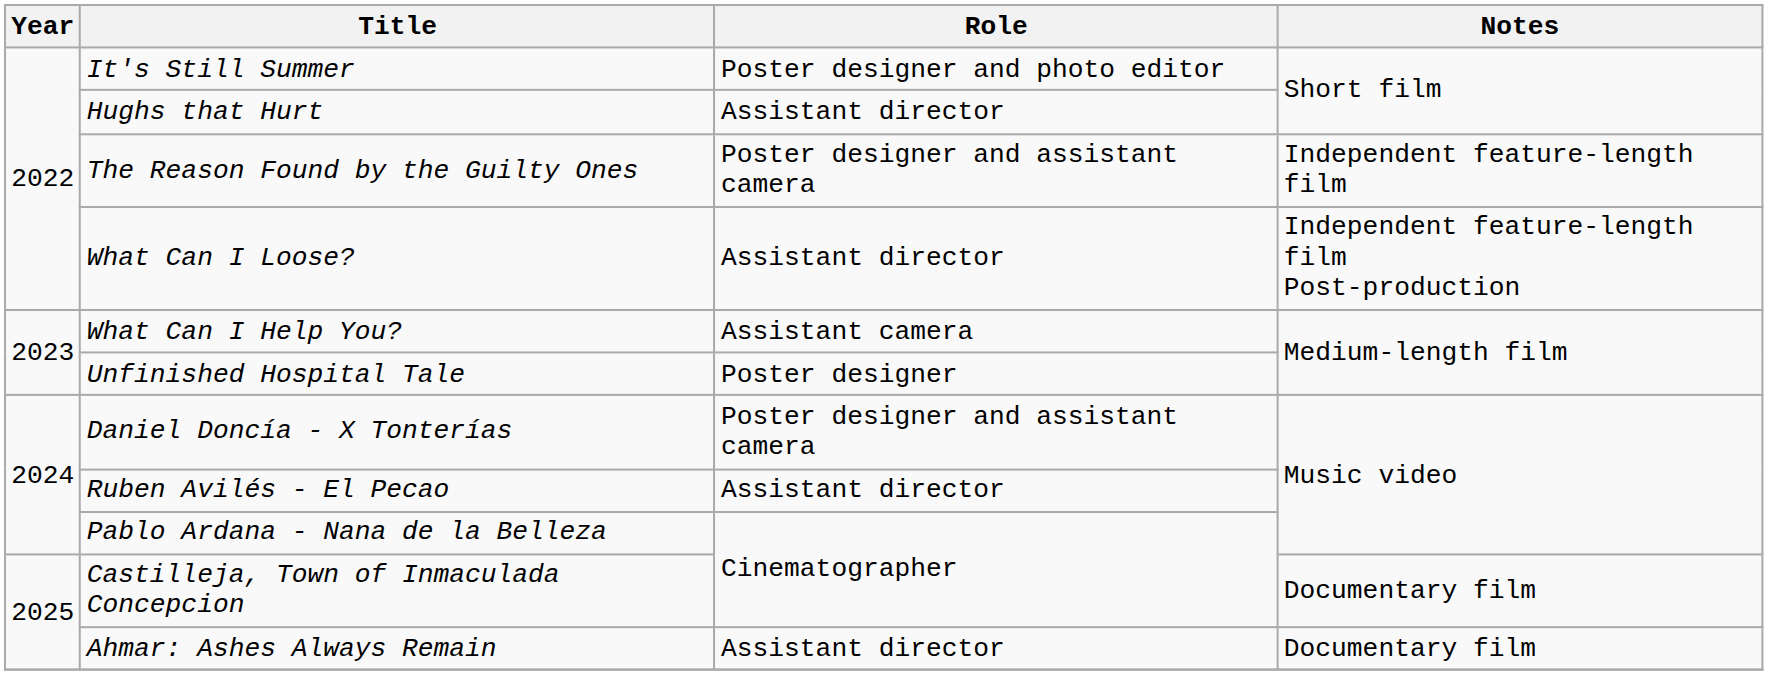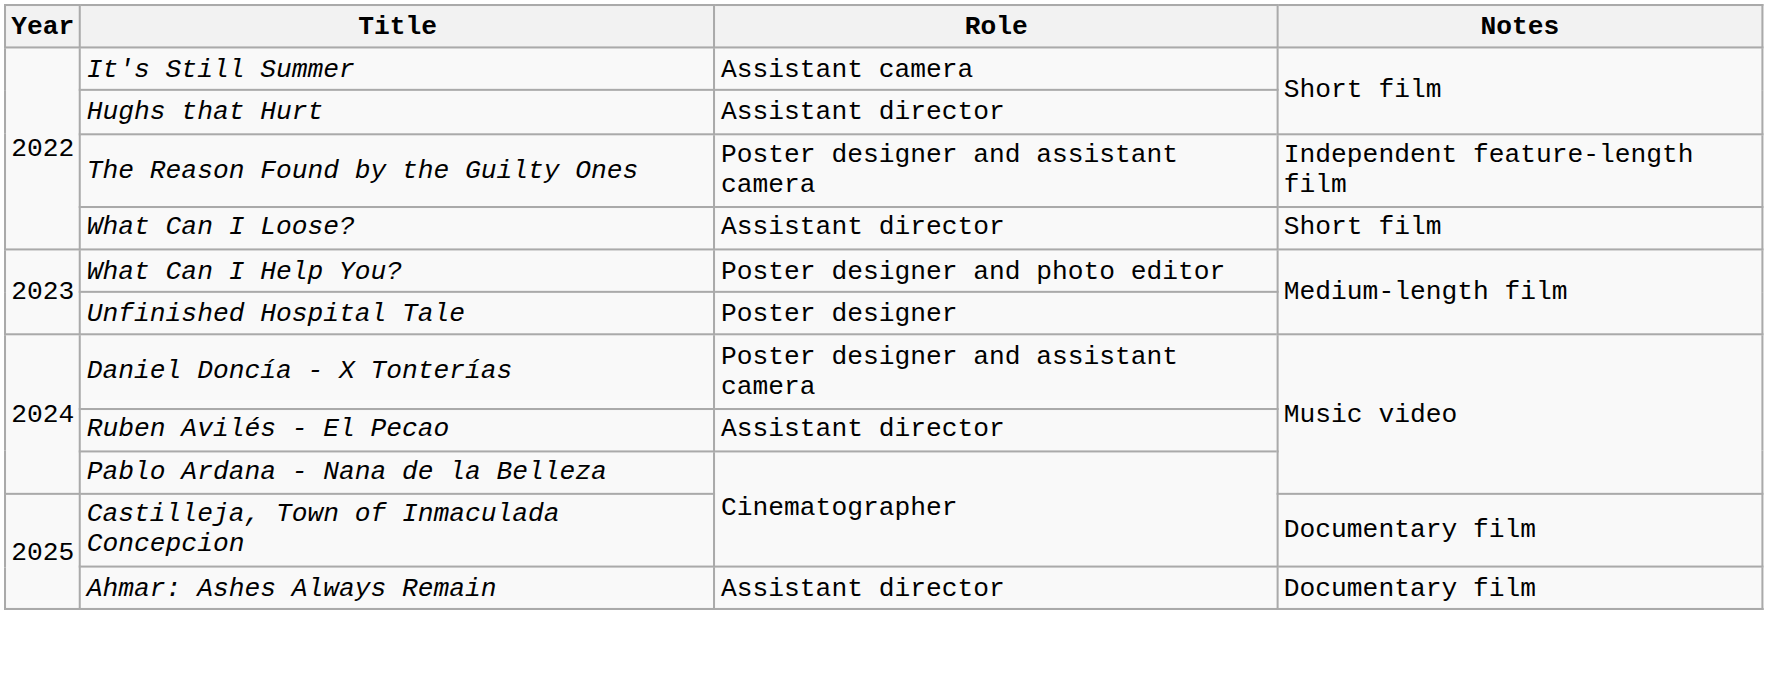(973, 69) Poster designer and photo editor -> (847, 69) Assistant camera
(1489, 258) Independent feature-length film Post-production -> (1363, 228) Short film
(847, 331) Assistant camera -> (973, 271) Poster designer and photo editor
